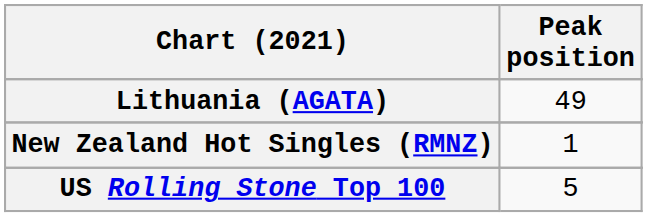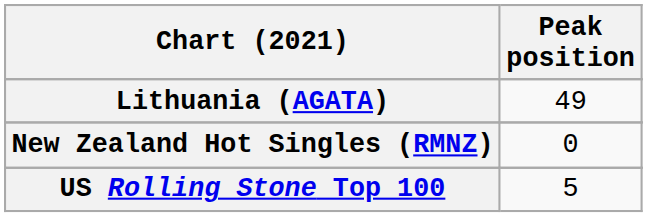(571, 145) 1 -> (571, 145) 0
